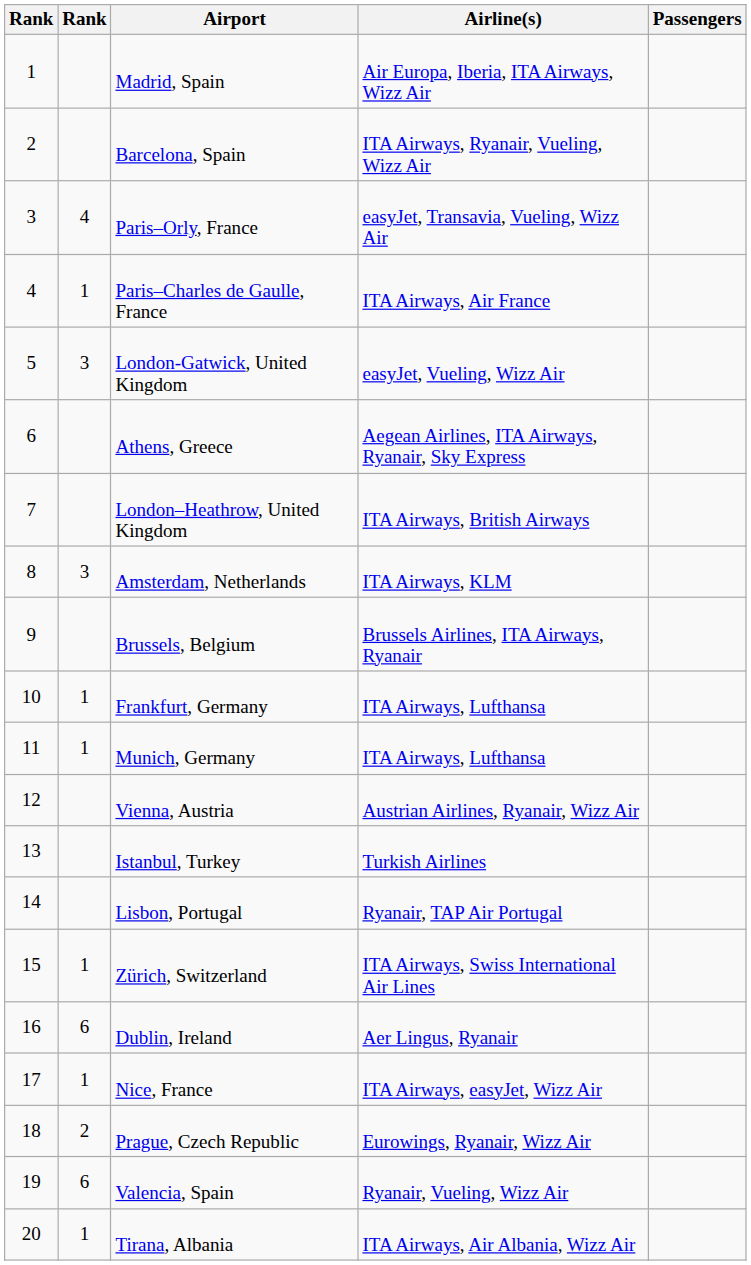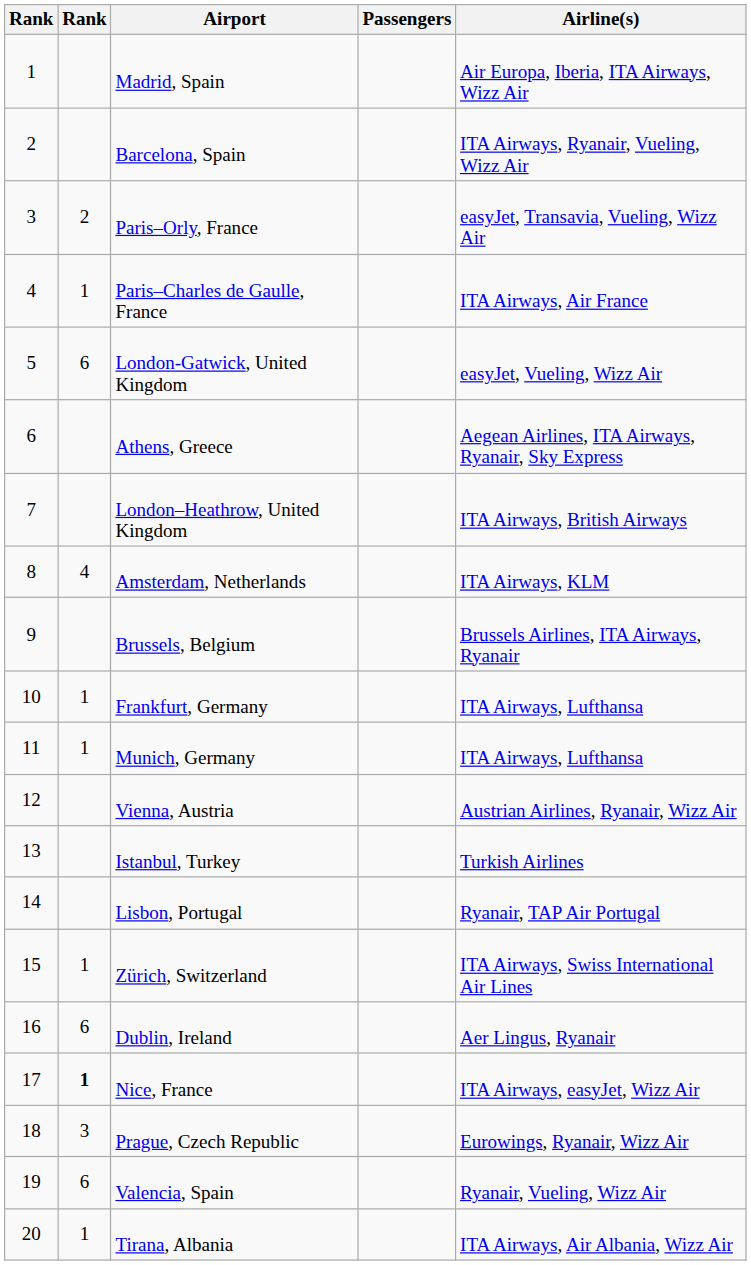columns swapped: (697, 19) <-> (503, 19)
(84, 217) 4 -> (84, 217) 2
(84, 363) 3 -> (84, 363) 6
(84, 571) 3 -> (84, 571) 4
(84, 1079) normal -> (84, 1079) bold
(84, 1130) 2 -> (84, 1130) 3
